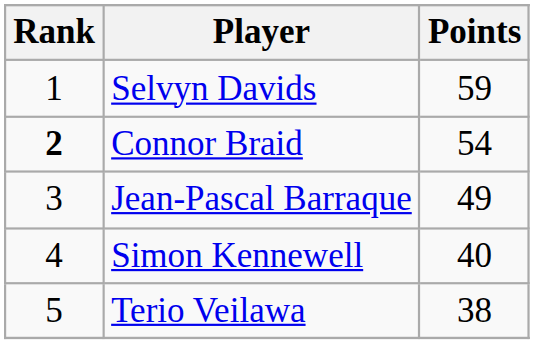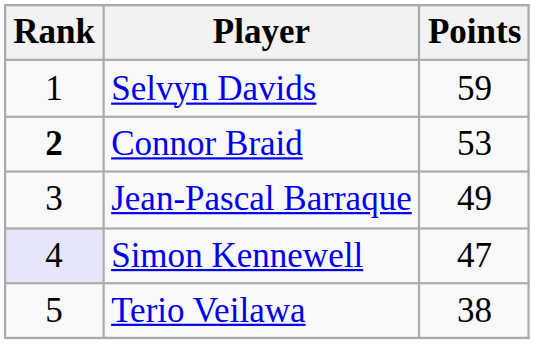(475, 143) 54 -> (475, 143) 53
(54, 254) no background -> (54, 254) lavender background
(475, 254) 40 -> (475, 254) 47
